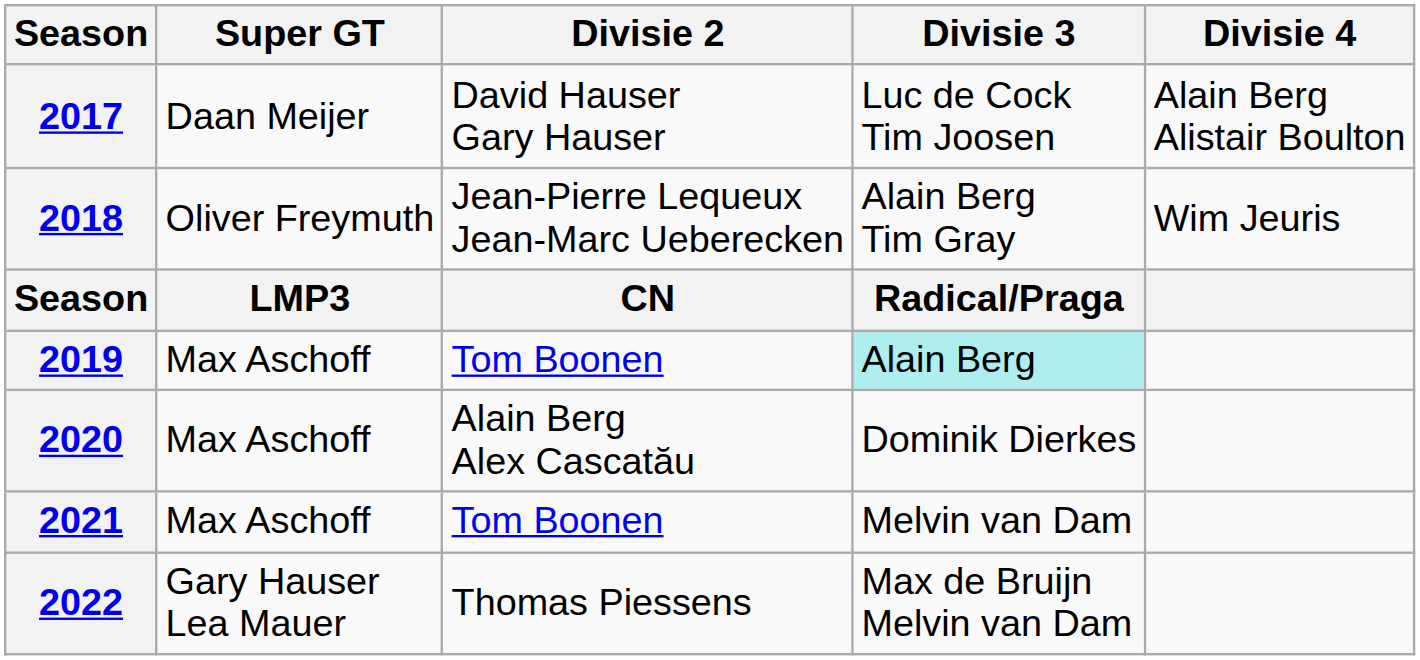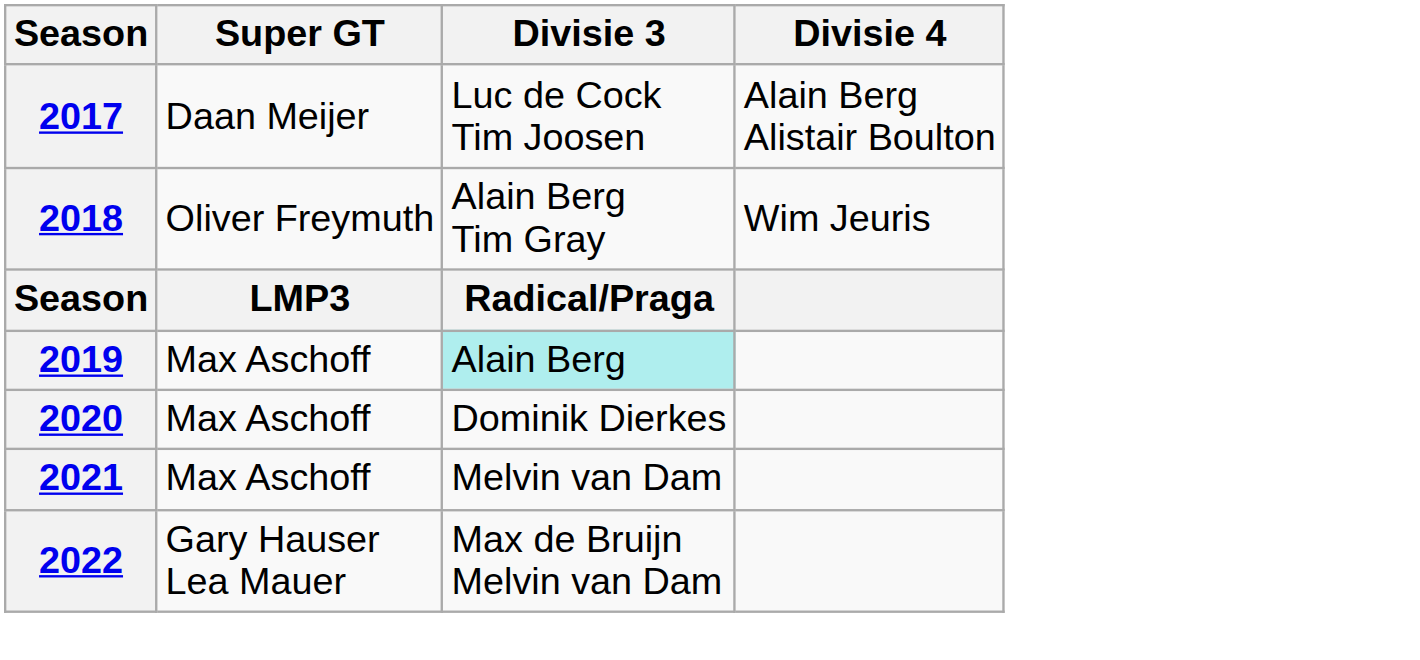- column: (648, 34)
